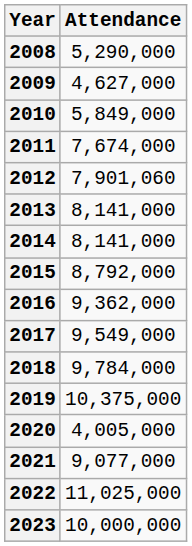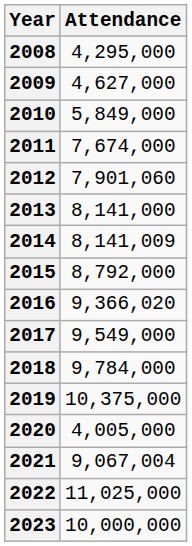(123, 52) 5,290,000 -> (123, 52) 4,295,000
(123, 242) 8,141,000 -> (123, 242) 8,141,009
(123, 305) 9,362,000 -> (123, 305) 9,366,020
(123, 463) 9,077,000 -> (123, 463) 9,067,004
